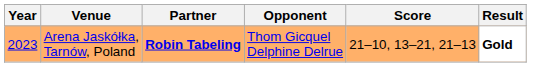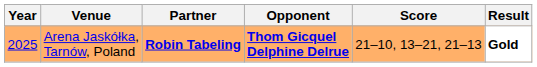(22, 44) 2023 -> (22, 44) 2025
(295, 44) normal -> (298, 44) bold
